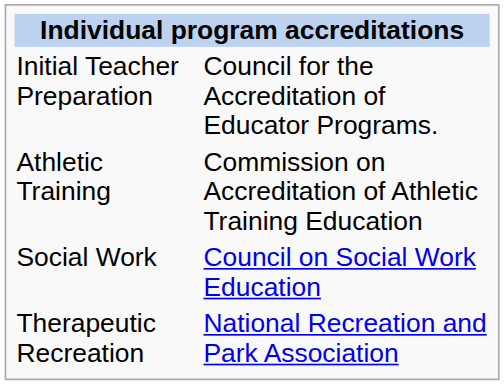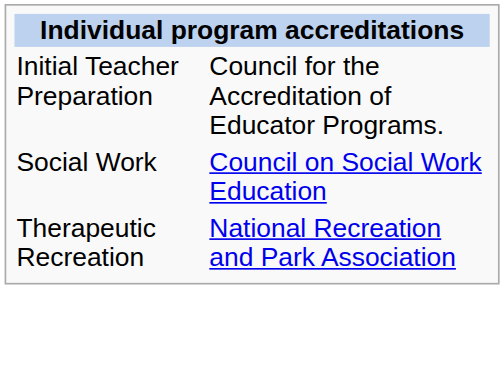- row: (64, 177)
